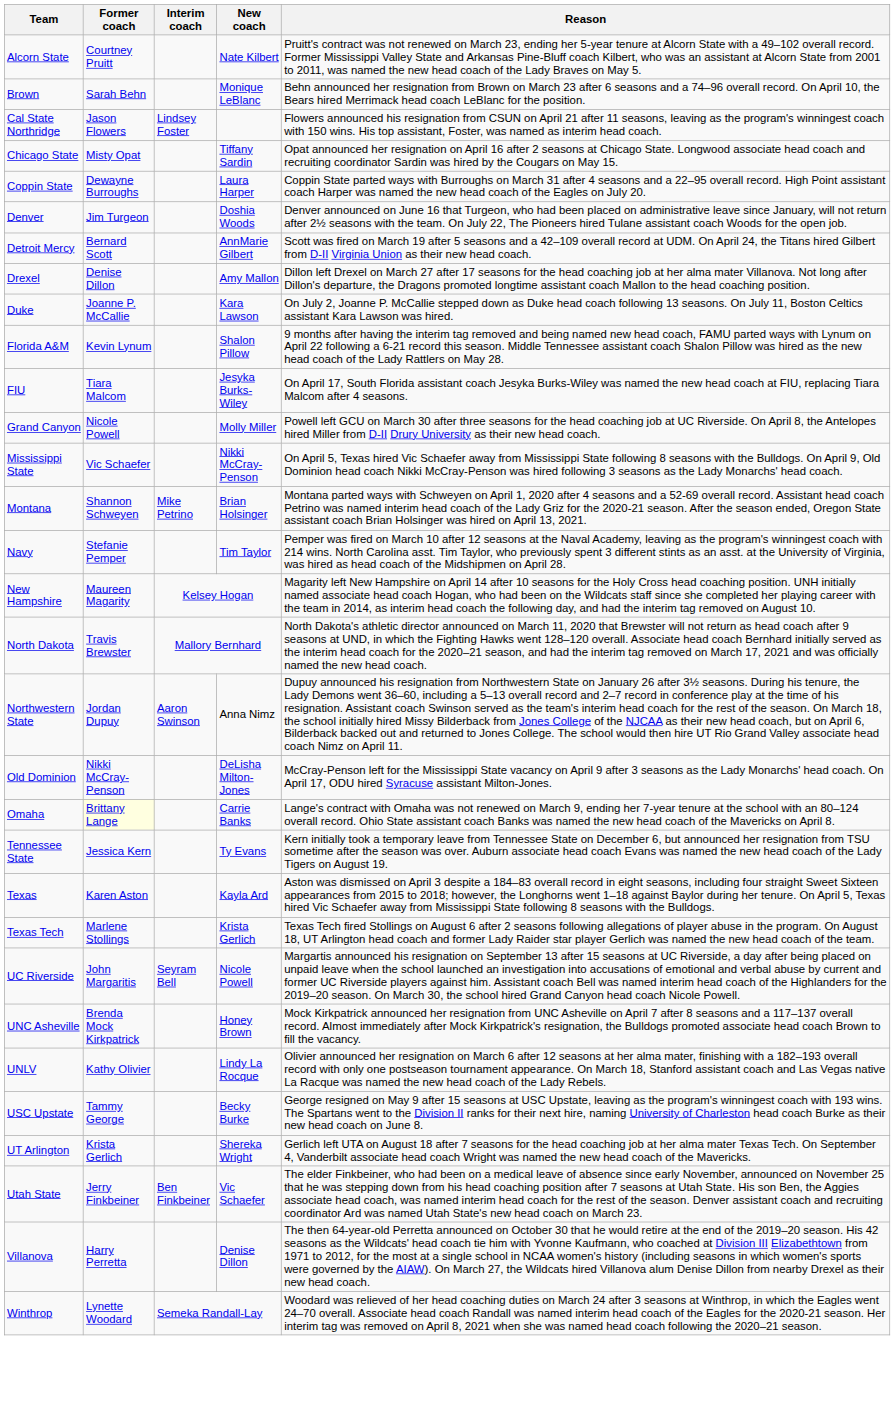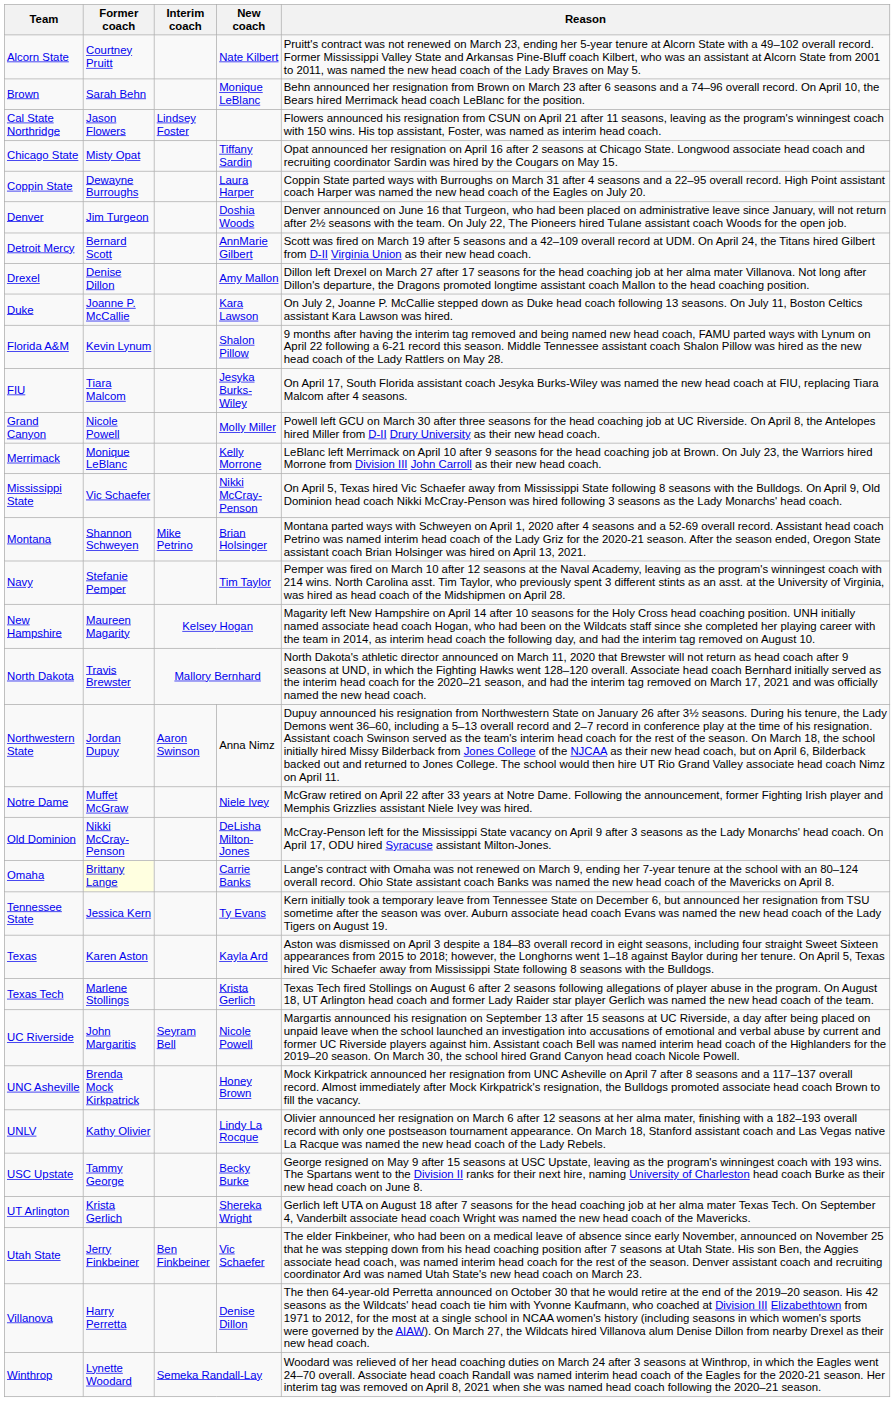+ row: (33, 458)
+ row: (38, 801)
